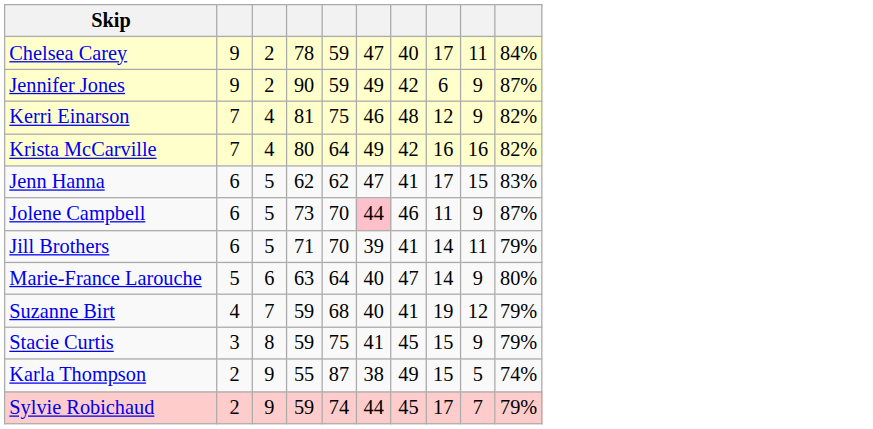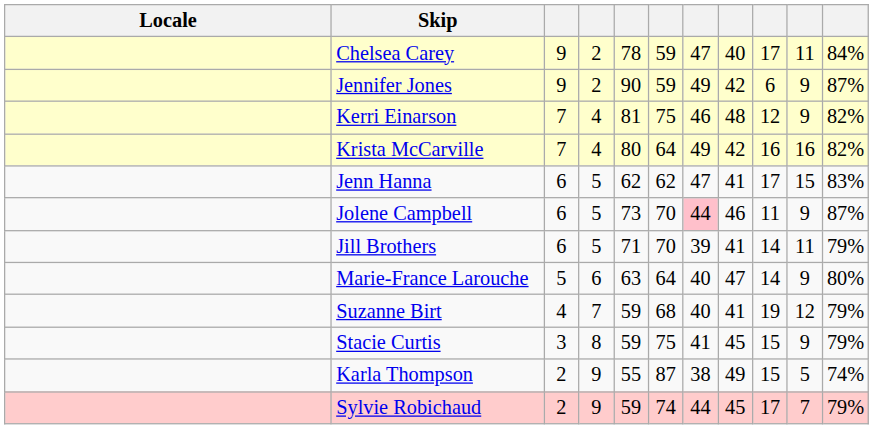+ column: (168, 20)
